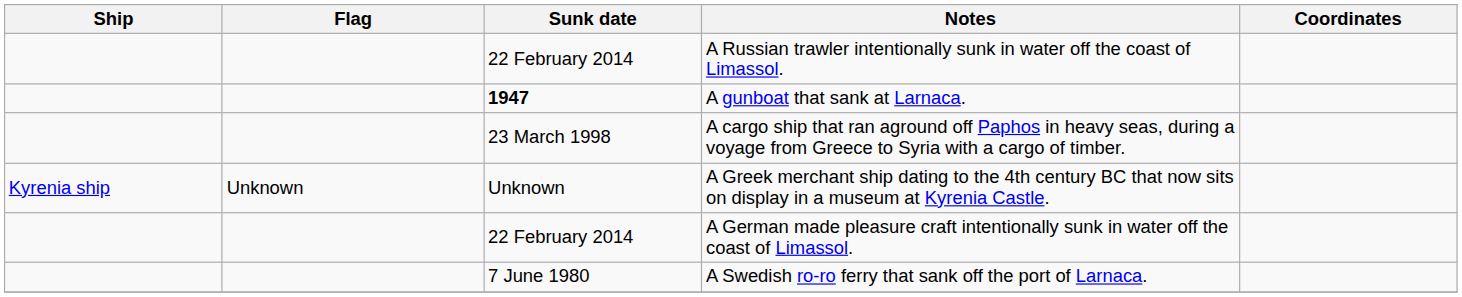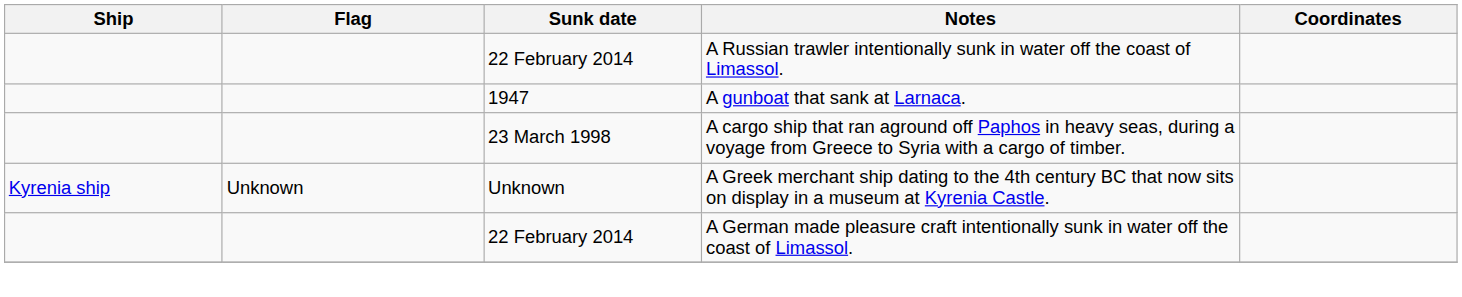(509, 98) bold -> (509, 98) normal
- row: (927, 276)
